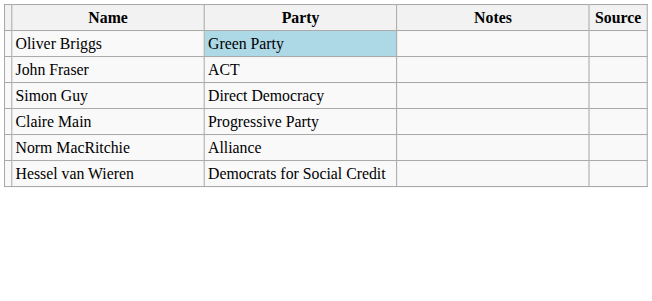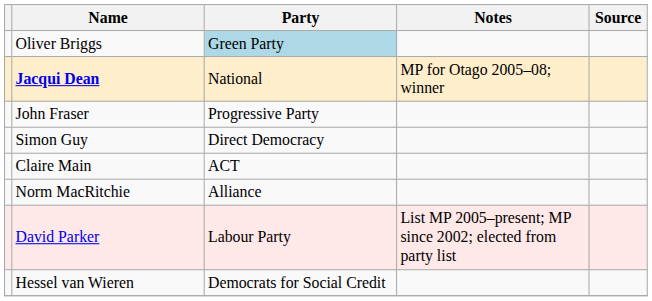+ row: (57, 79)
(224, 69) ACT -> (264, 114) Progressive Party
(264, 121) Progressive Party -> (224, 166) ACT
+ row: (57, 237)
